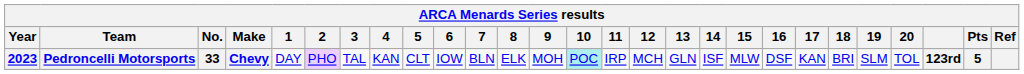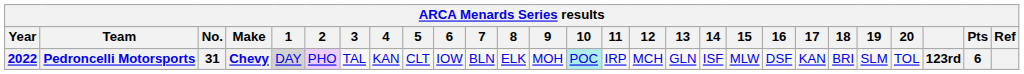(22, 59) 2023 -> (22, 59) 2022
(212, 59) 33 -> (212, 59) 31
(288, 59) no background -> (288, 59) lightgrey background
(978, 59) 5 -> (978, 59) 6
